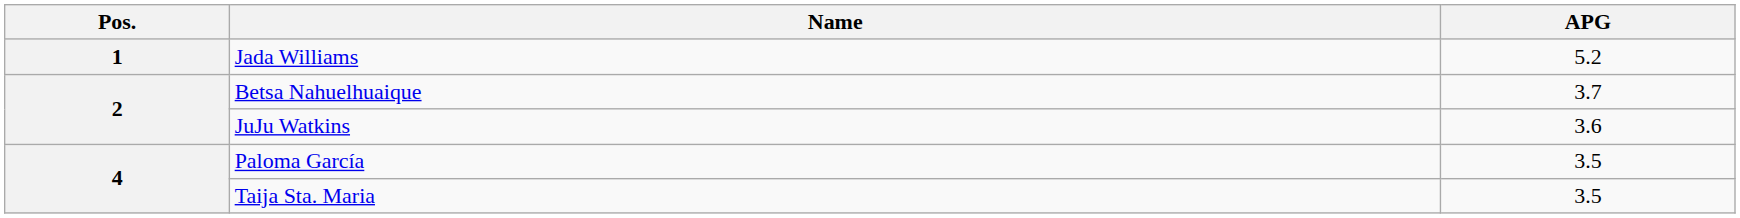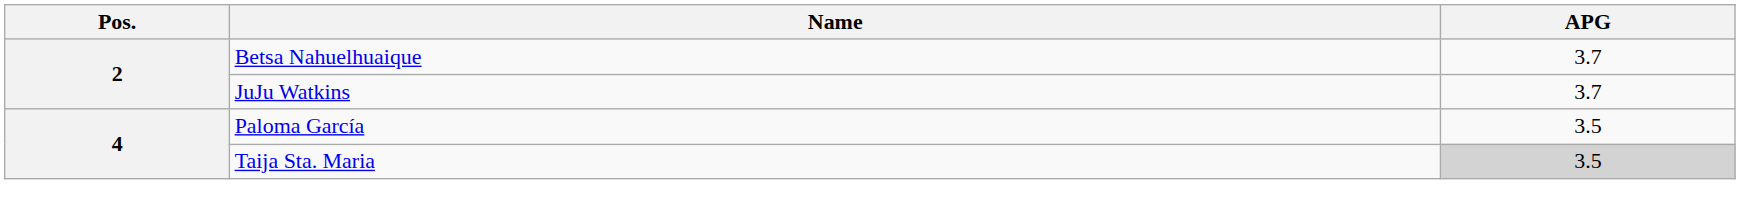- row: (296, 56)
(1588, 126) 3.6 -> (1588, 91) 3.7
(1588, 195) no background -> (1588, 160) lightgrey background
